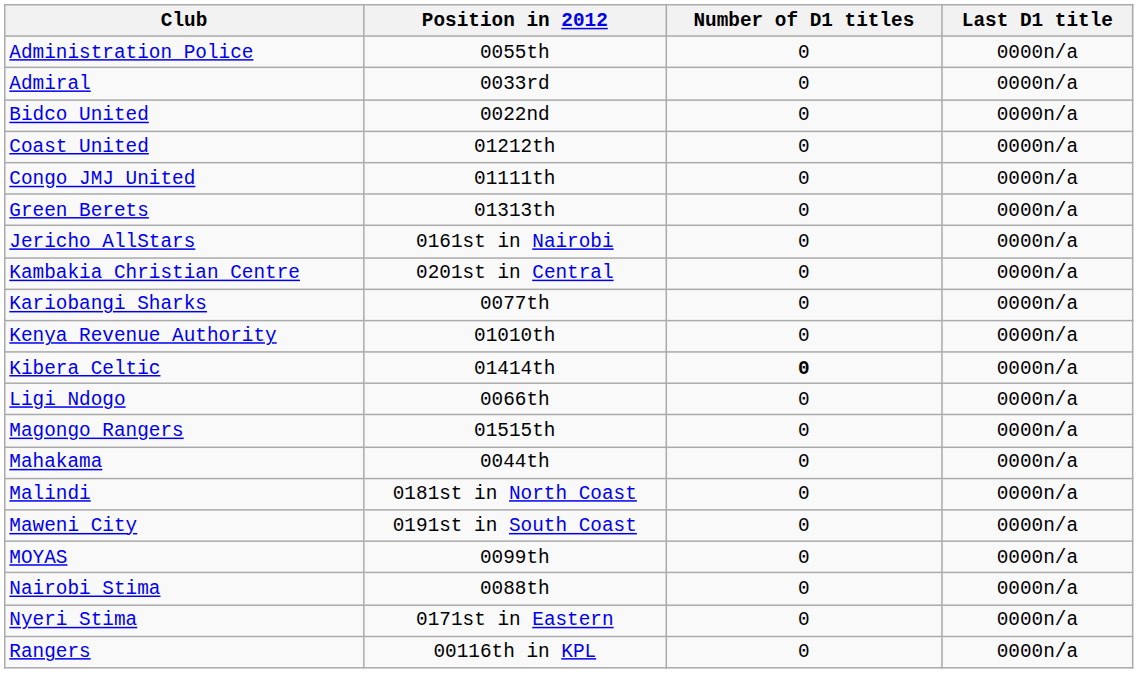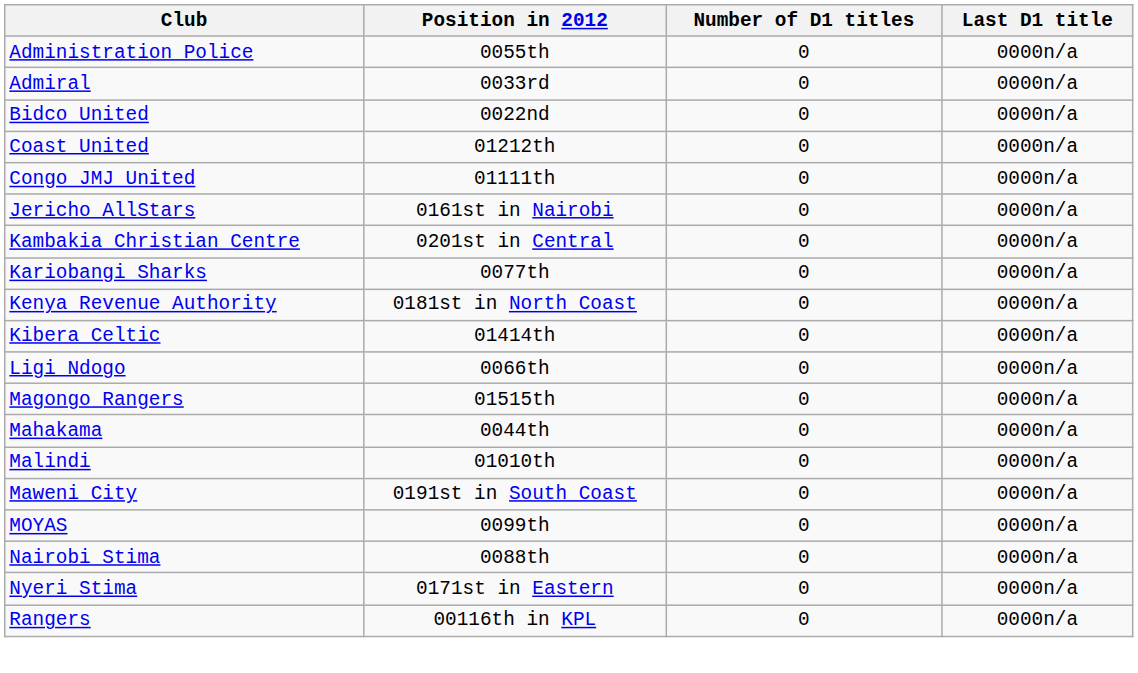- row: (79, 210)
(515, 336) 01010th -> (515, 305) 0181st in North Coast
(804, 368) bold -> (804, 336) normal
(515, 494) 0181st in North Coast -> (515, 463) 01010th
